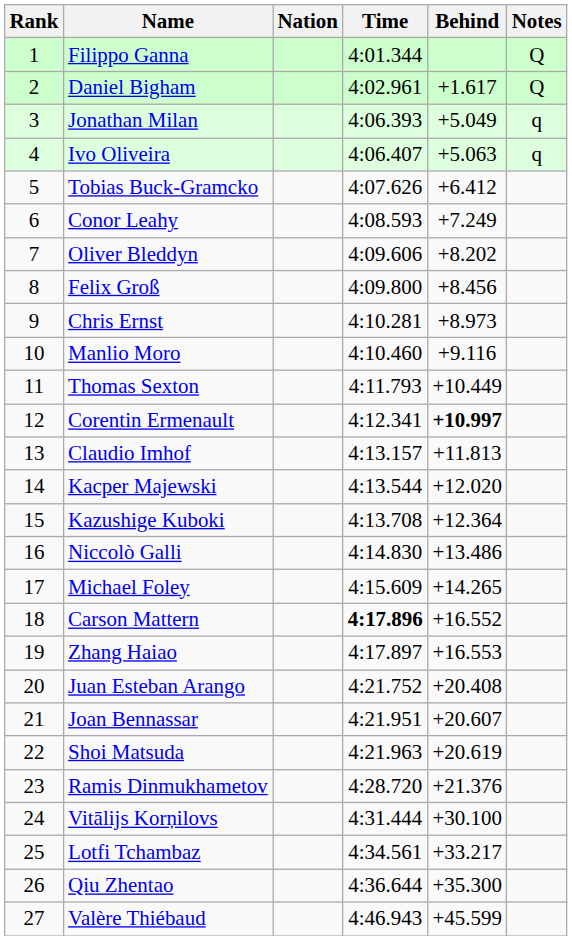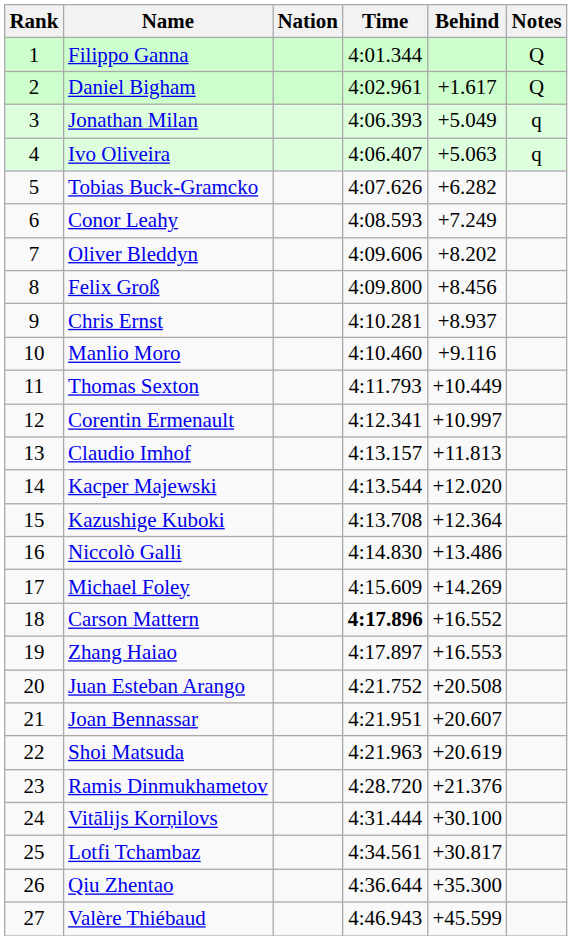(467, 187) +6.412 -> (467, 187) +6.282
(467, 320) +8.973 -> (467, 320) +8.937
(467, 420) bold -> (467, 420) normal
(467, 586) +14.265 -> (467, 586) +14.269
(467, 685) +20.408 -> (467, 685) +20.508
(467, 852) +33.217 -> (467, 852) +30.817
